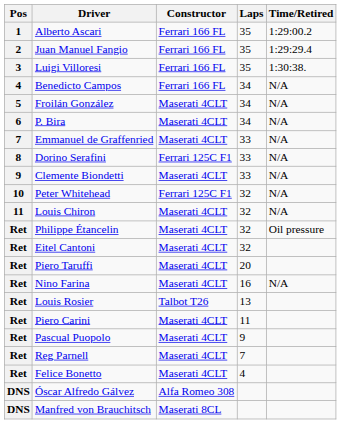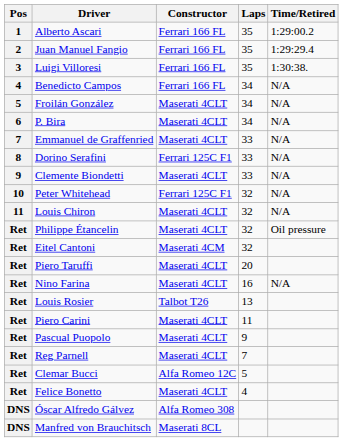(193, 247) Maserati 4CLT -> (192, 247) Maserati 4CM
+ row: (66, 373)
